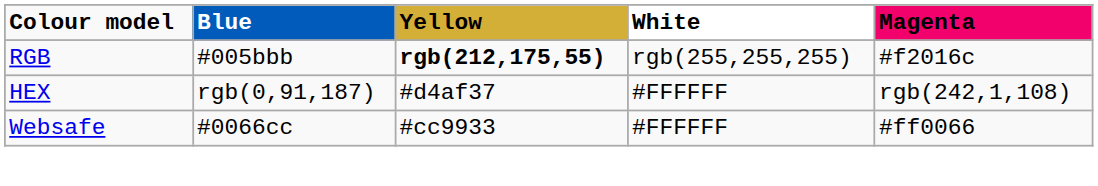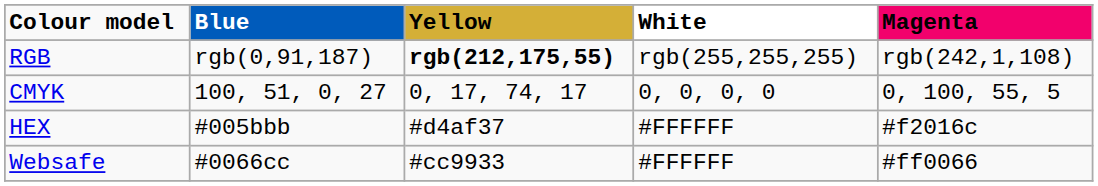(245, 58) #005bbb -> (284, 58) rgb(0,91,187)
(927, 58) #f2016c -> (978, 58) rgb(242,1,108)
+ row: (37, 93)
(286, 93) rgb(0,91,187) -> (243, 128) #005bbb
(975, 93) rgb(242,1,108) -> (930, 128) #f2016c
